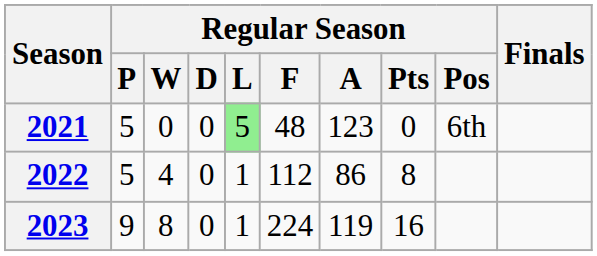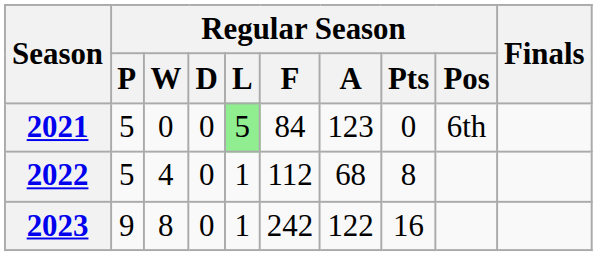(290, 126) 48 -> (290, 126) 84
(351, 175) 86 -> (351, 175) 68
(290, 224) 224 -> (290, 224) 242
(351, 224) 119 -> (351, 224) 122
